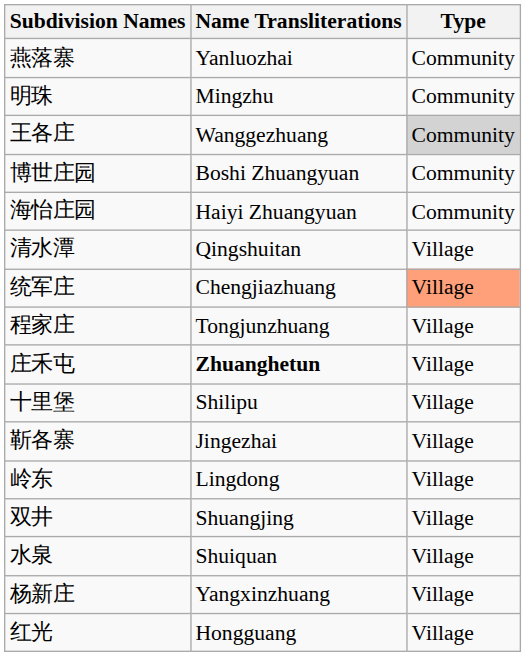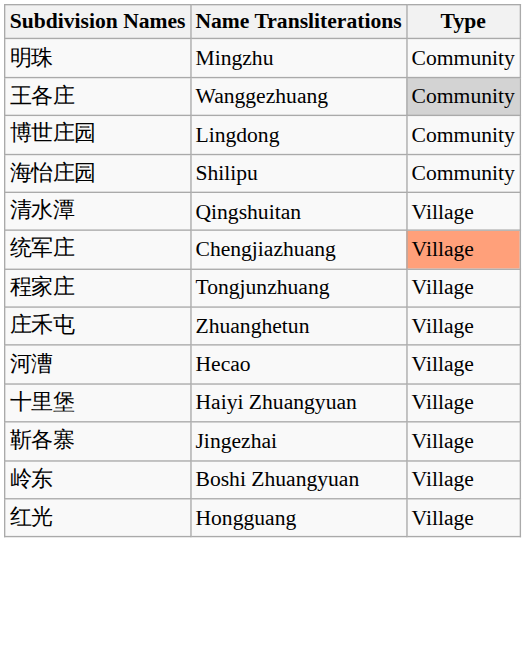- row: (42, 57)
(277, 172) Boshi Zhuangyuan -> (237, 134) Lingdong
(276, 211) Haiyi Zhuangyuan -> (227, 172) Shilipu
(258, 364) bold -> (252, 326) normal
+ row: (31, 363)
(227, 402) Shilipu -> (276, 402) Haiyi Zhuangyuan
(237, 479) Lingdong -> (277, 479) Boshi Zhuangyuan
- row: (31, 516)
- row: (31, 555)
- row: (42, 593)
